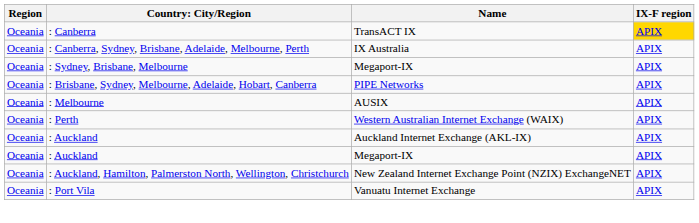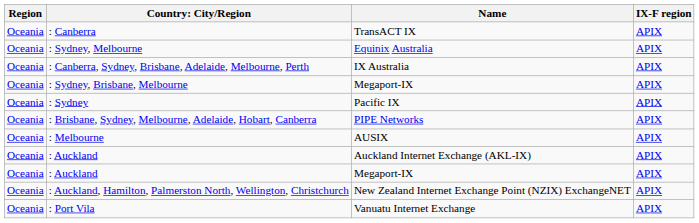(649, 31) gold background -> (649, 31) no background
+ row: (96, 48)
+ row: (69, 102)
- row: (64, 119)
